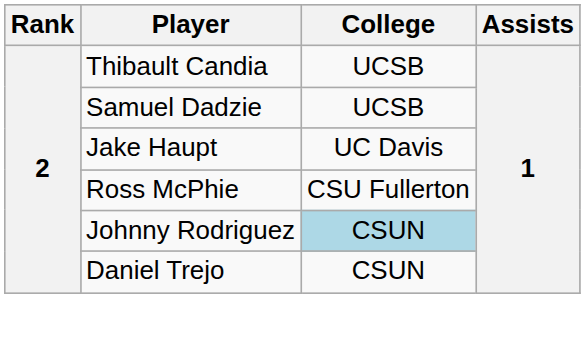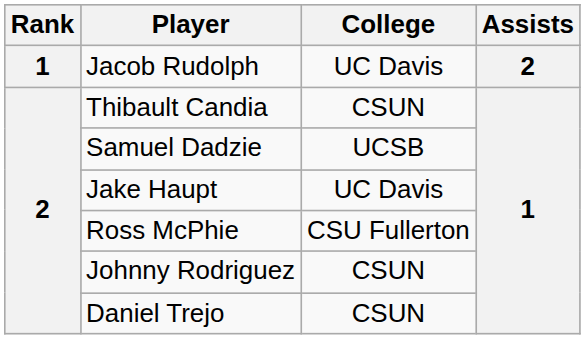+ row: (173, 66)
(388, 66) UCSB -> (388, 107) CSUN
(388, 230) lightblue background -> (388, 271) no background
